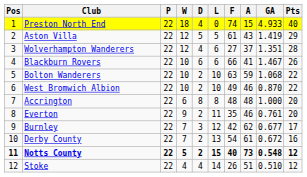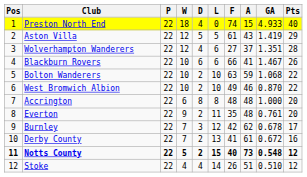(248, 114) 46 -> (248, 114) 48
(270, 127) 0.677 -> (270, 127) 0.678
(232, 140) 54 -> (232, 140) 41
